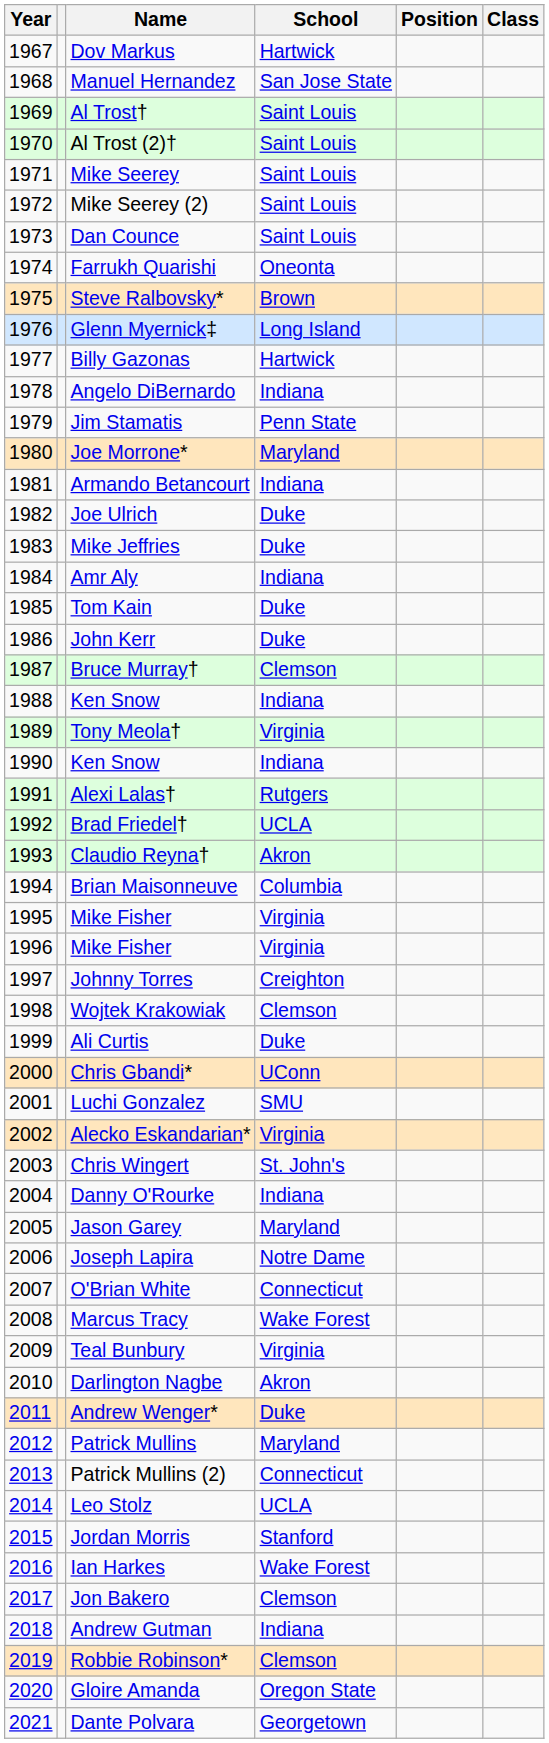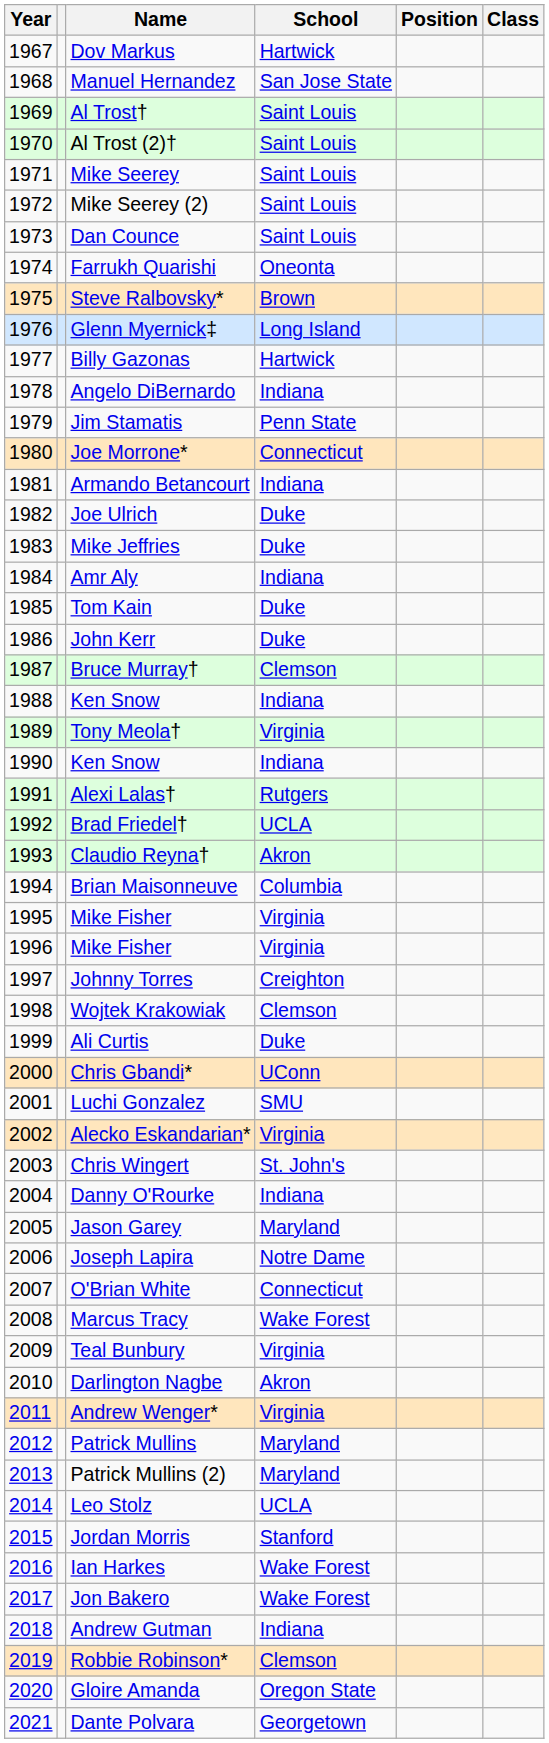(300, 453) Maryland -> (311, 453) Connecticut
(282, 1413) Duke -> (292, 1413) Virginia
(311, 1474) Connecticut -> (300, 1474) Maryland
(298, 1598) Clemson -> (315, 1598) Wake Forest
